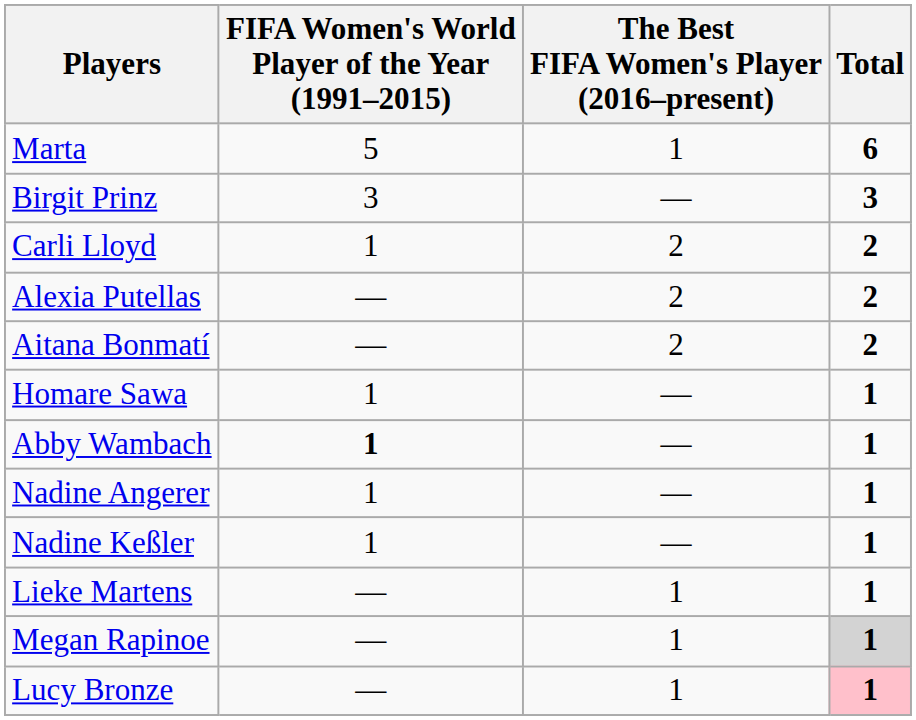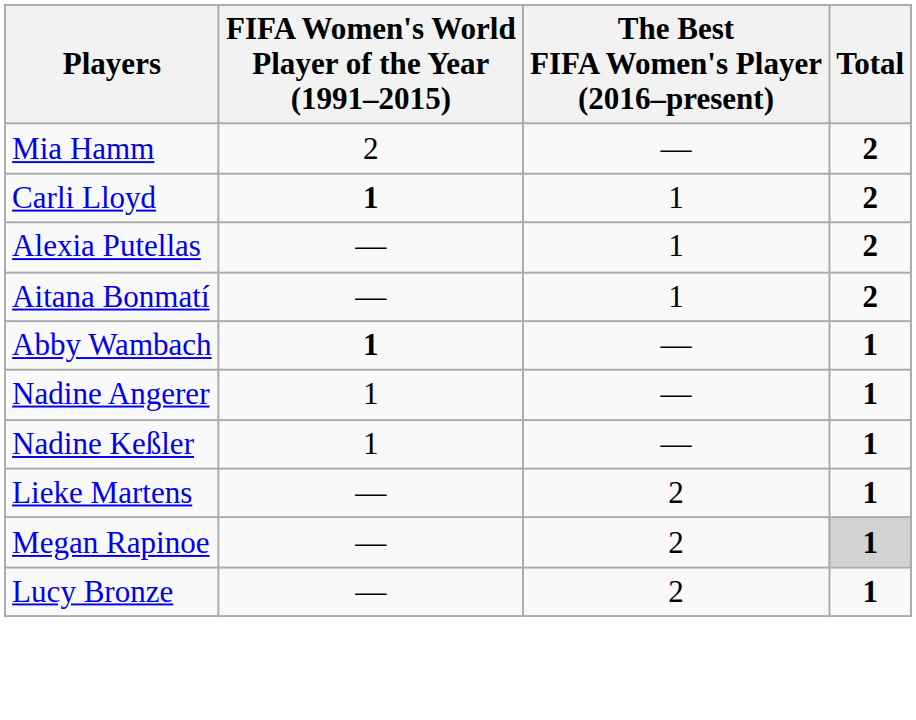- row: (49, 148)
- row: (85, 197)
+ row: (83, 148)
(371, 246) normal -> (371, 197) bold
(676, 246) 2 -> (676, 197) 1
(676, 295) 2 -> (676, 246) 1
(676, 345) 2 -> (676, 295) 1
- row: (100, 394)
(676, 591) 1 -> (676, 492) 2
(676, 640) 1 -> (676, 542) 2
(676, 689) 1 -> (676, 591) 2
(870, 689) pink background -> (870, 591) no background
